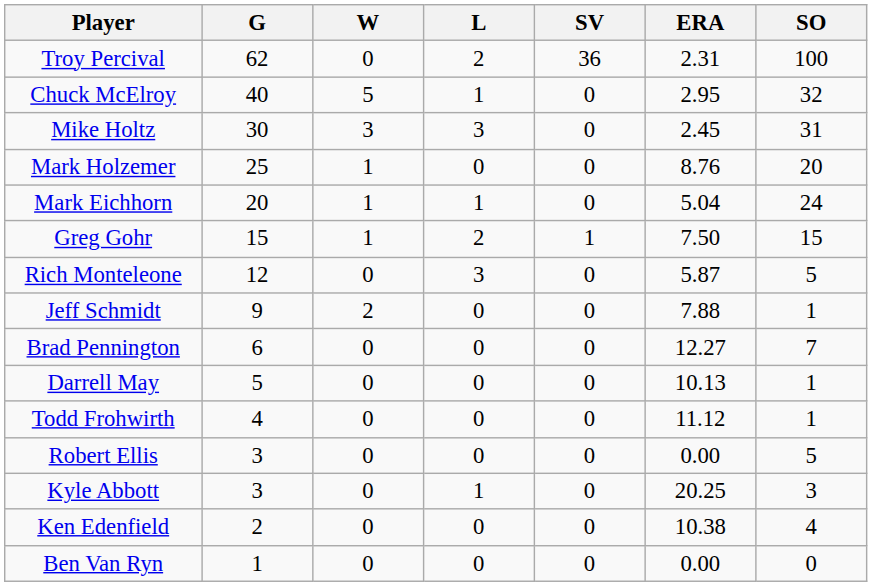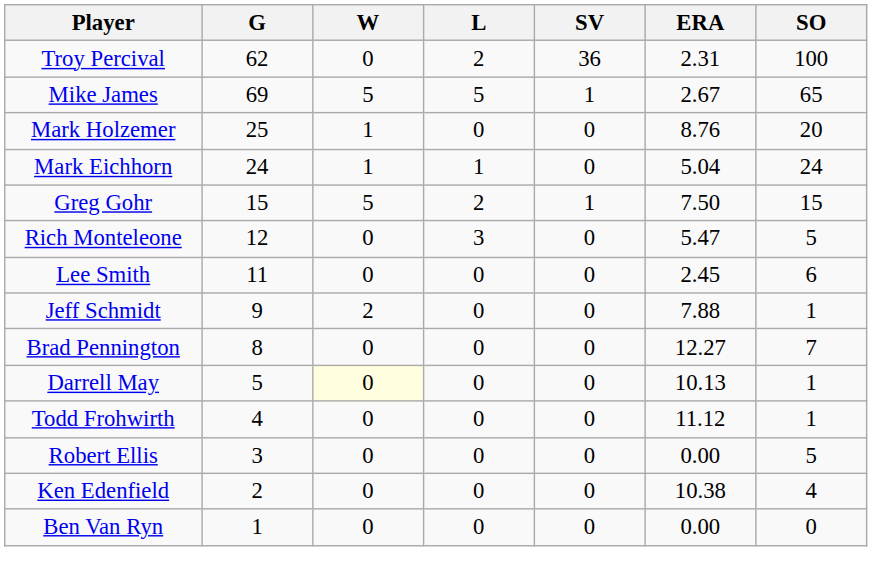+ row: (103, 94)
- row: (103, 94)
- row: (103, 130)
(257, 202) 20 -> (257, 166) 24
(368, 238) 1 -> (368, 202) 5
(700, 274) 5.87 -> (700, 238) 5.47
+ row: (103, 274)
(257, 346) 6 -> (257, 346) 8
(368, 382) no background -> (368, 382) lightyellow background
- row: (103, 490)
